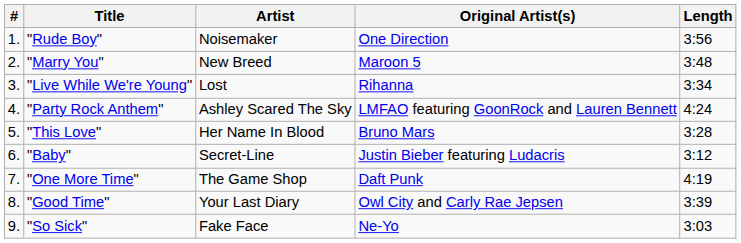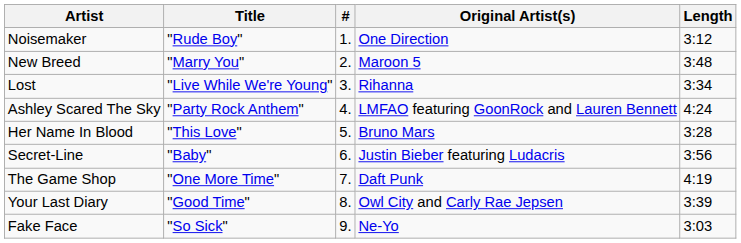columns swapped: (14, 16) <-> (275, 16)
(698, 39) 3:56 -> (698, 39) 3:12
(698, 156) 3:12 -> (698, 156) 3:56
